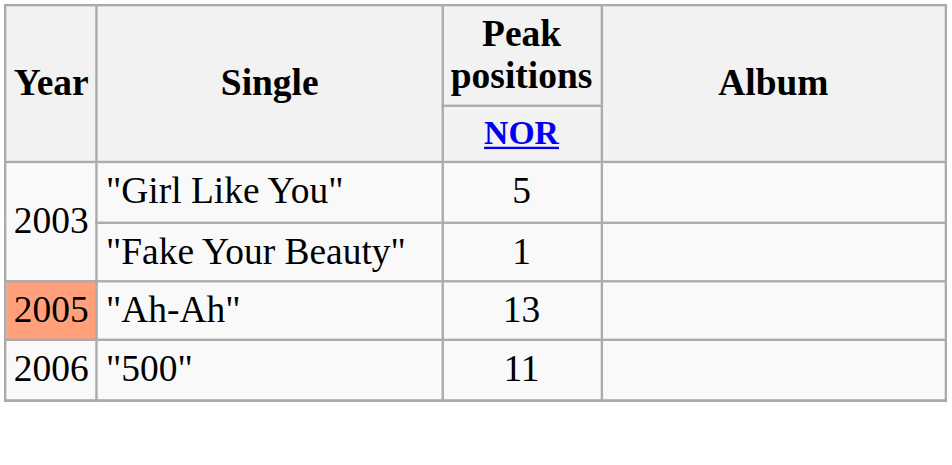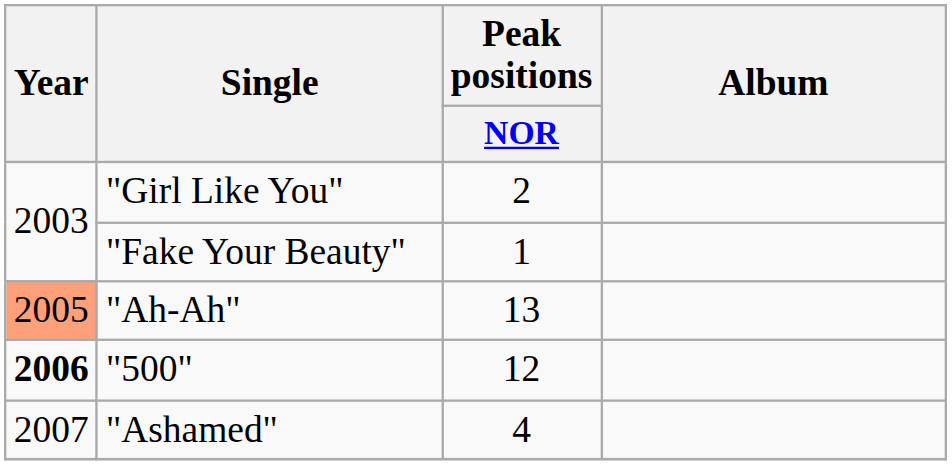(522, 191) 5 -> (522, 191) 2
(51, 369) normal -> (51, 369) bold
(522, 369) 11 -> (522, 369) 12
+ row: (192, 428)
